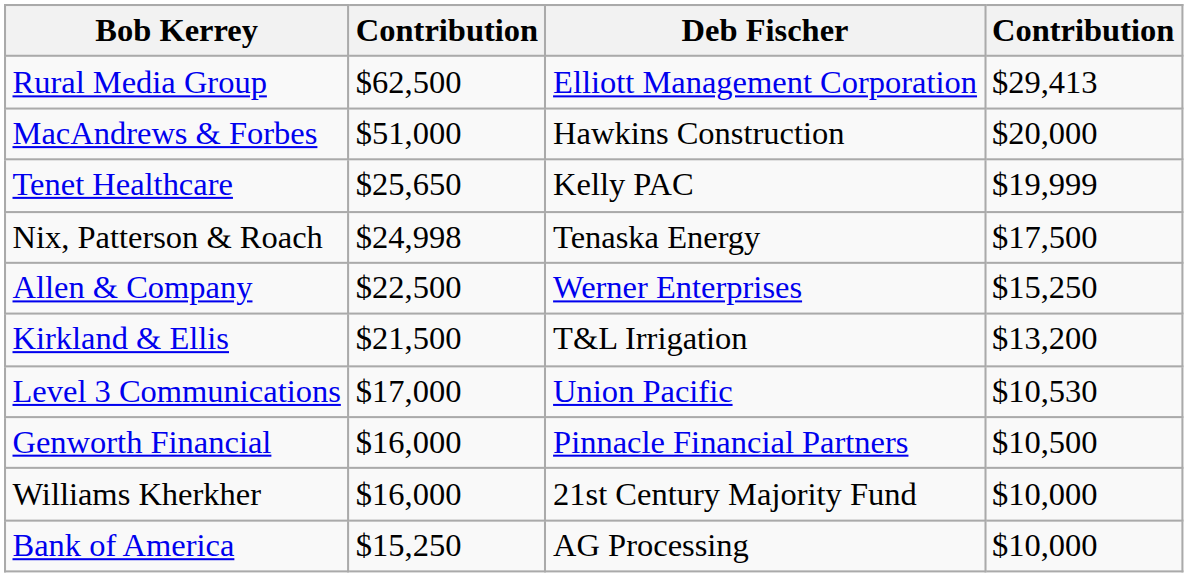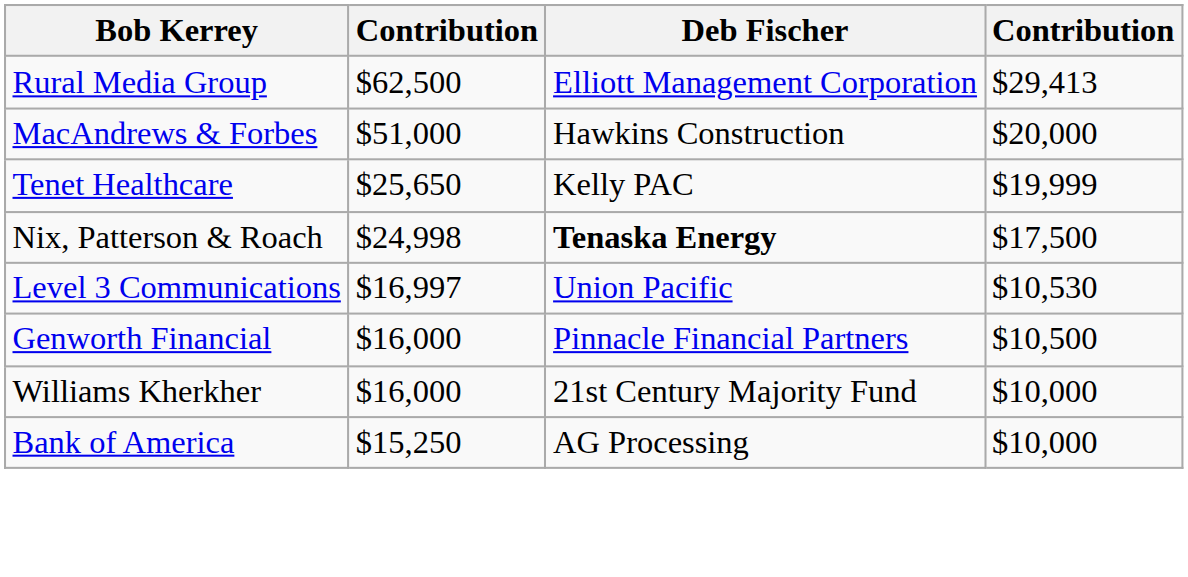(657, 236) normal -> (665, 236) bold
- row: (132, 287)
- row: (121, 339)
(409, 390) $17,000 -> (409, 287) $16,997
